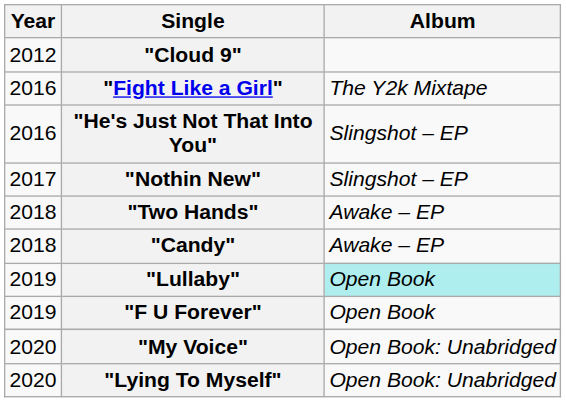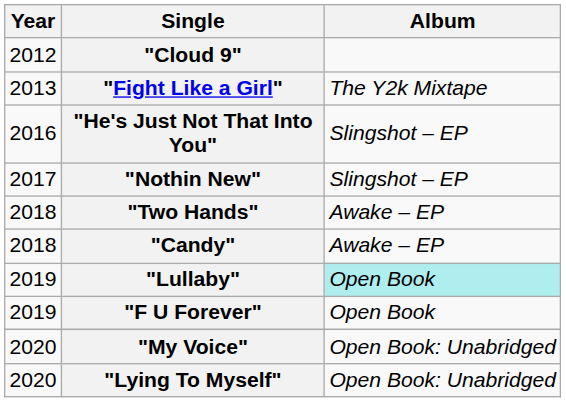(33, 88) 2016 -> (33, 88) 2013
